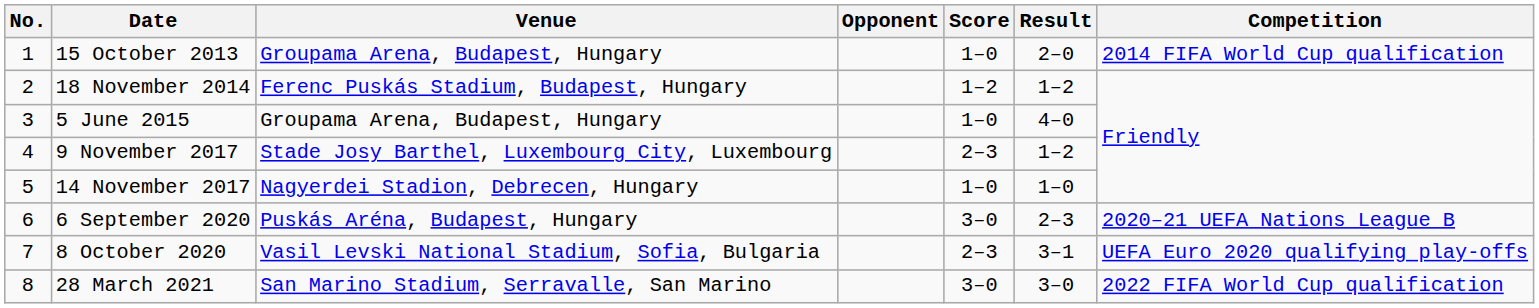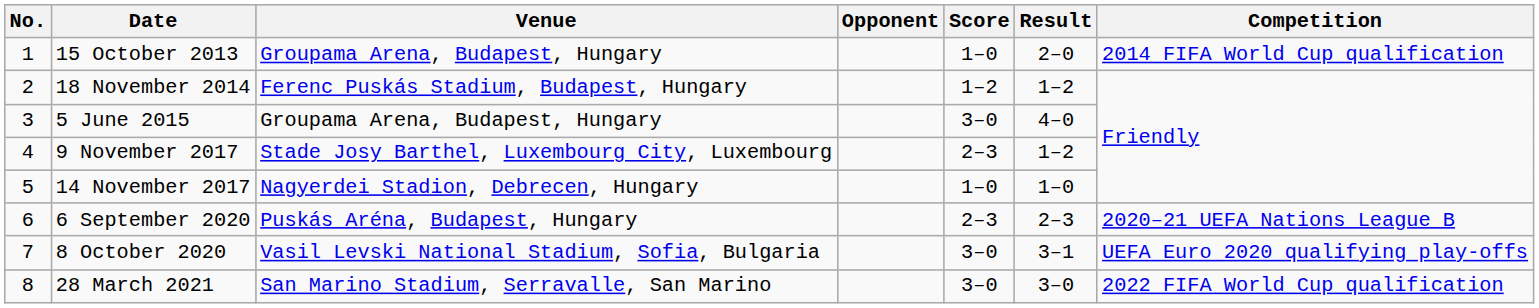(979, 120) 1–0 -> (979, 120) 3–0
(979, 220) 3–0 -> (979, 220) 2–3
(979, 253) 2–3 -> (979, 253) 3–0
